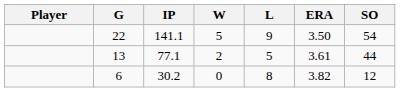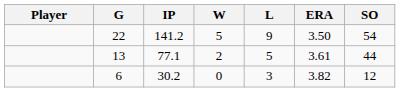(169, 35) 141.1 -> (169, 35) 141.2
(269, 76) 8 -> (269, 76) 3
